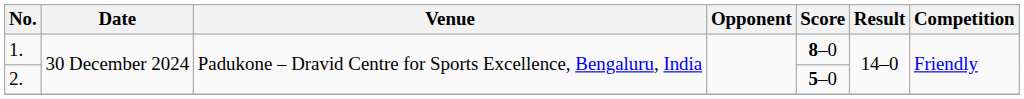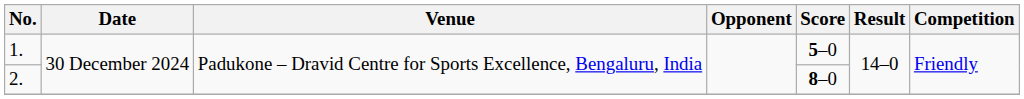(823, 49) 8–0 -> (823, 49) 5–0
(823, 79) 5–0 -> (823, 79) 8–0
